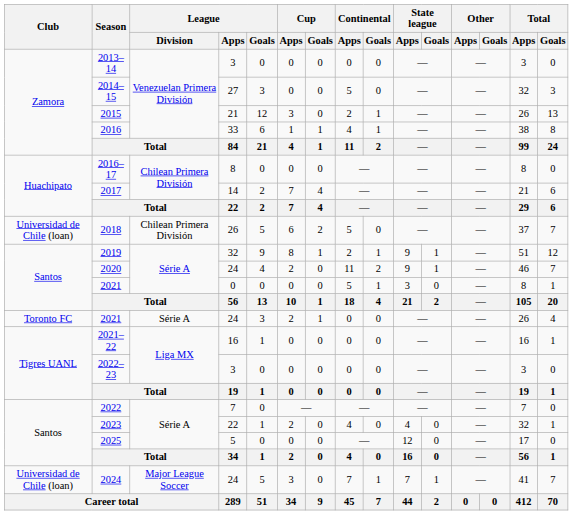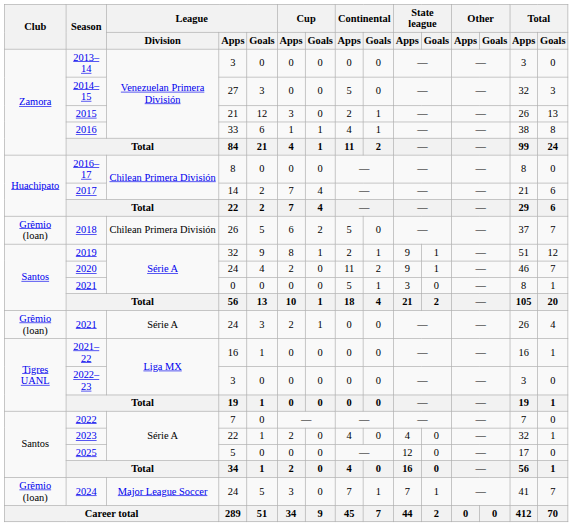(48, 230) Universidad de Chile (loan) -> (35, 230) Grêmio (loan)
(48, 318) Toronto FC -> (35, 324) Grêmio (loan)
(48, 479) Universidad de Chile (loan) -> (35, 491) Grêmio (loan)
